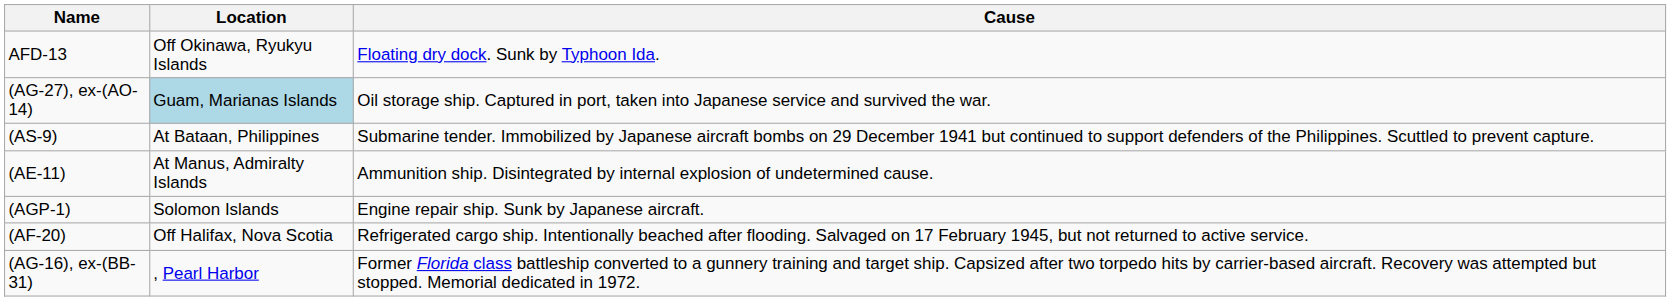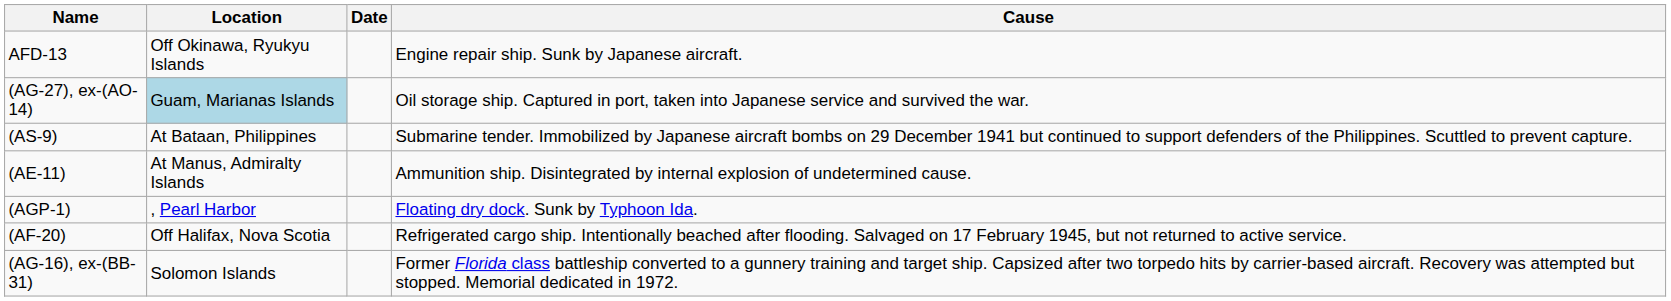+ column: (369, 17)
(509, 54) Floating dry dock. Sunk by Typhoon Ida. -> (569, 54) Engine repair ship. Sunk by Japanese aircraft.
(216, 209) Solomon Islands -> (203, 209) , Pearl Harbor
(531, 209) Engine repair ship. Sunk by Japanese aircraft. -> (547, 209) Floating dry dock. Sunk by Typhoon Ida.
(206, 273) , Pearl Harbor -> (213, 273) Solomon Islands
